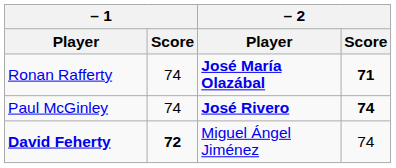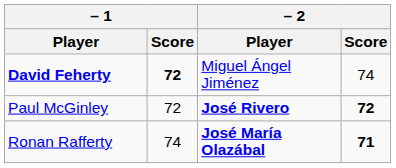rows swapped: (59, 141) <-> (60, 74)
(173, 108) 74 -> (173, 108) 72
(366, 108) 74 -> (366, 108) 72
